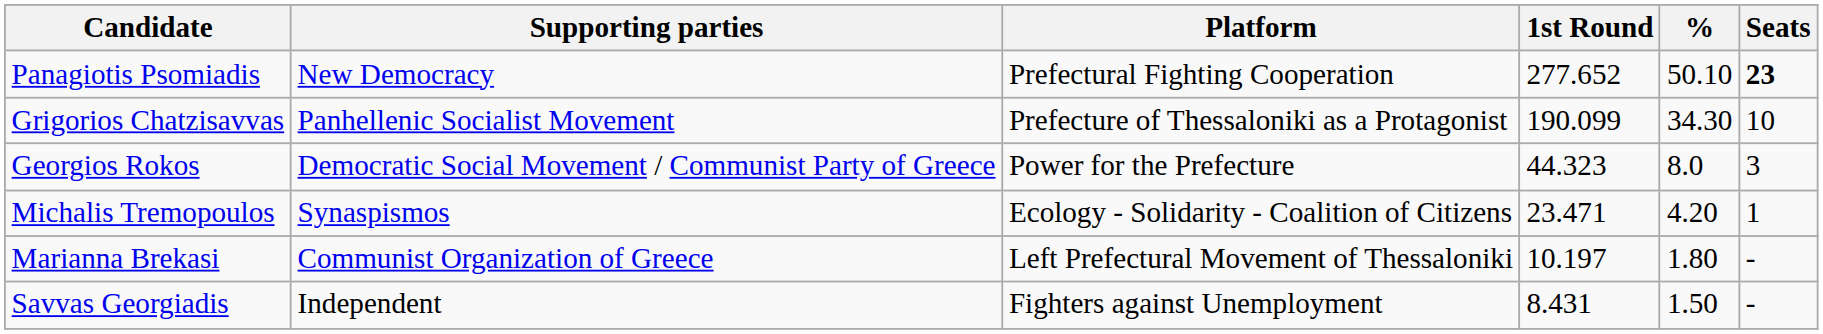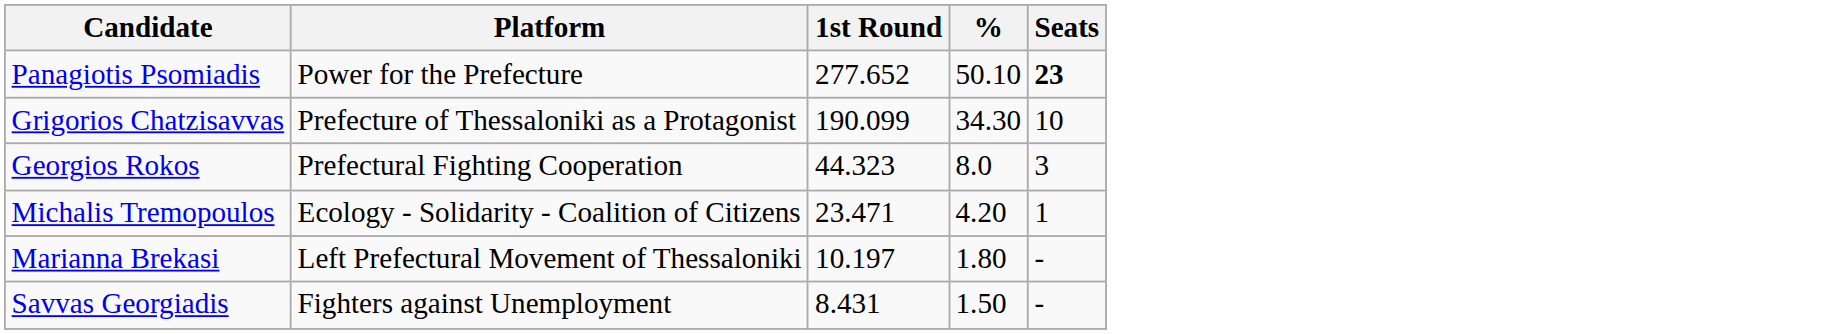- column: (647, 27)
(1201, 73) Prefectural Fighting Cooperation -> (440, 73) Power for the Prefecture
(1152, 166) Power for the Prefecture -> (490, 166) Prefectural Fighting Cooperation
